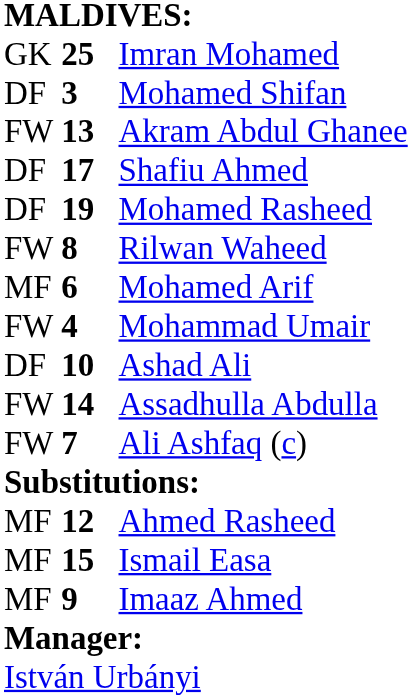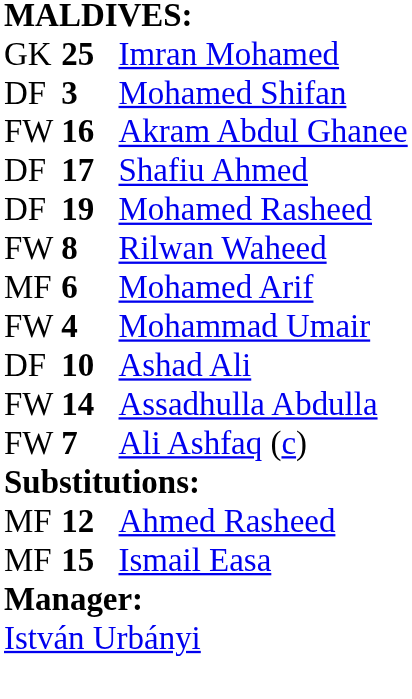(78, 131) 13 -> (78, 131) 16
- row: (210, 598)
